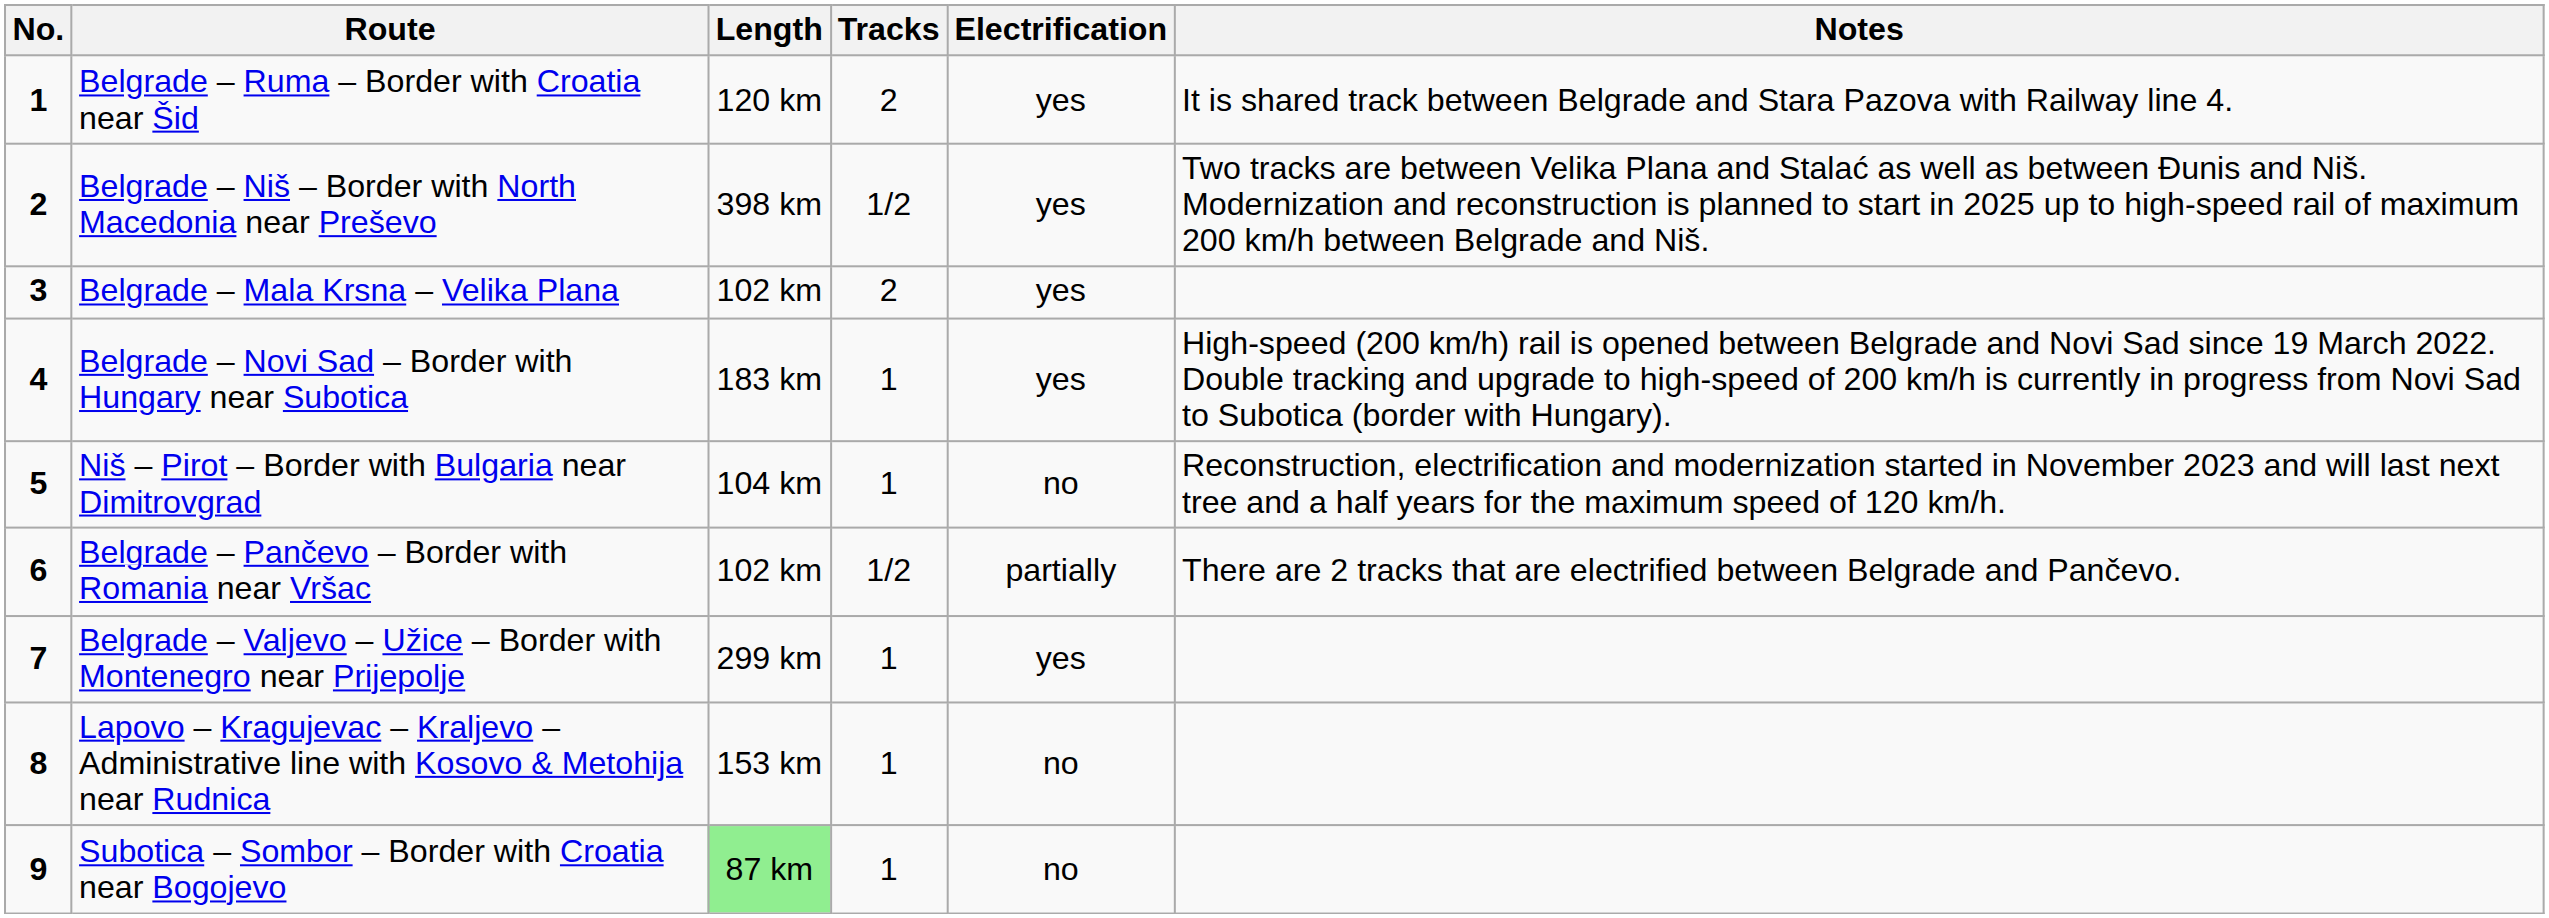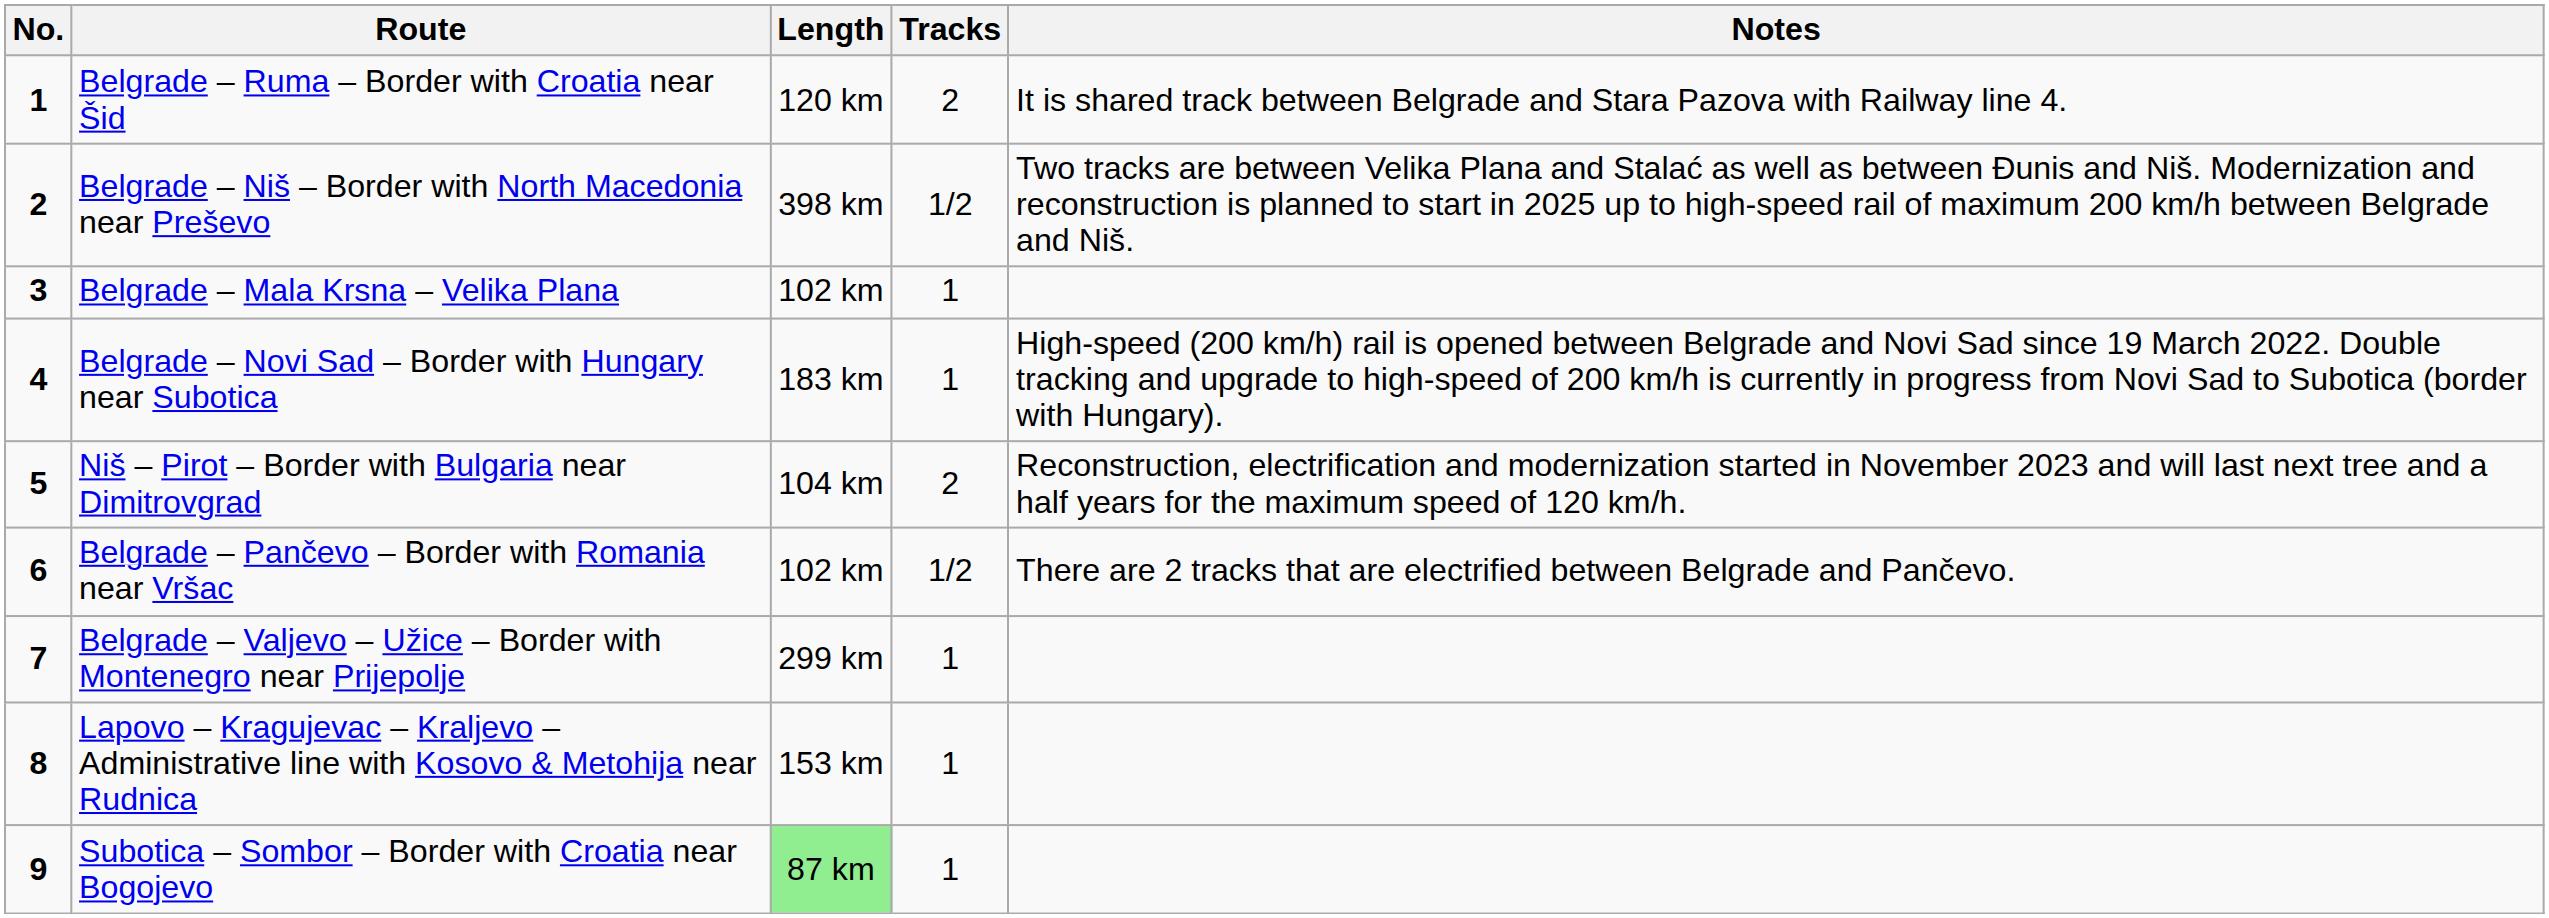- column: (1061, 30)
(889, 291) 2 -> (950, 291) 1
(889, 484) 1 -> (950, 484) 2
